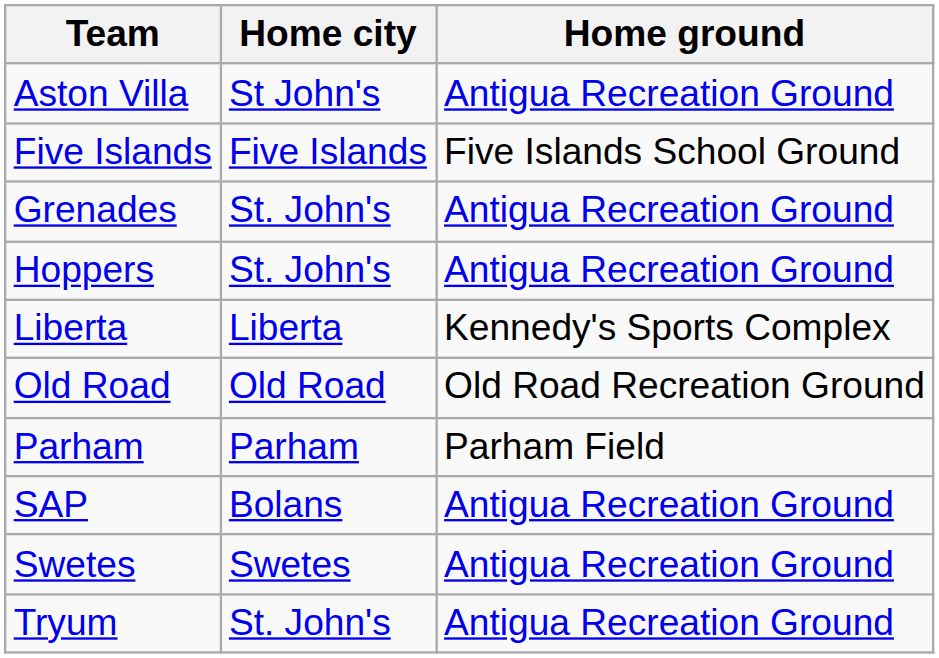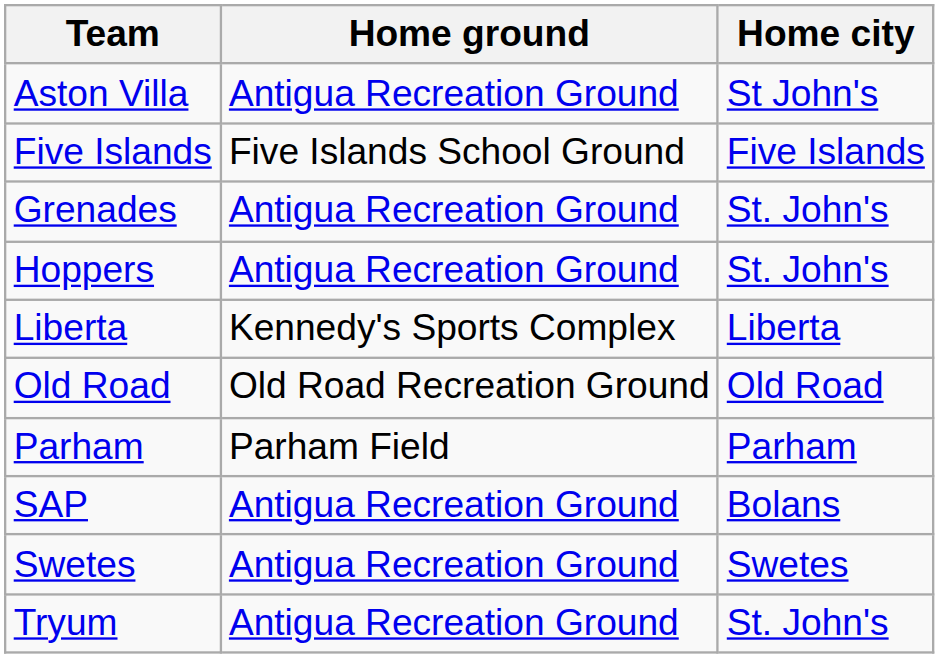columns swapped: (328, 33) <-> (684, 33)
